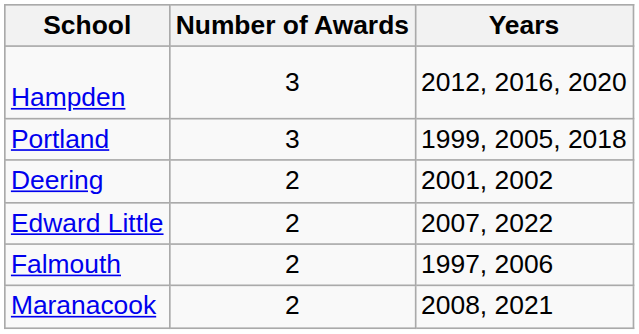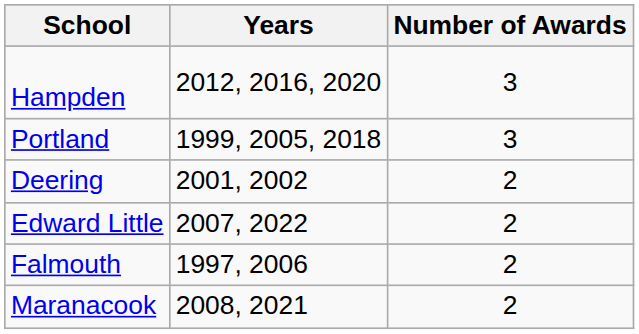columns swapped: (292, 25) <-> (524, 25)
